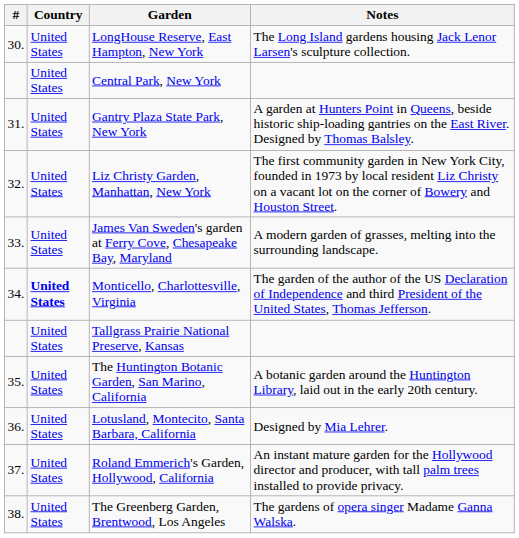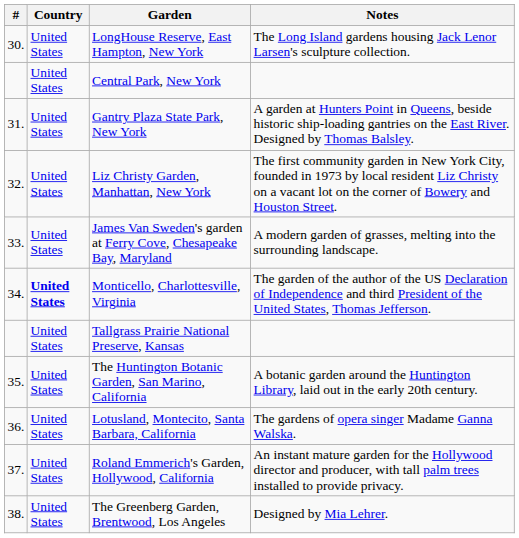(321, 426) Designed by Mia Lehrer. -> (373, 426) The gardens of opera singer Madame Ganna Walska.
(373, 514) The gardens of opera singer Madame Ganna Walska. -> (321, 514) Designed by Mia Lehrer.
